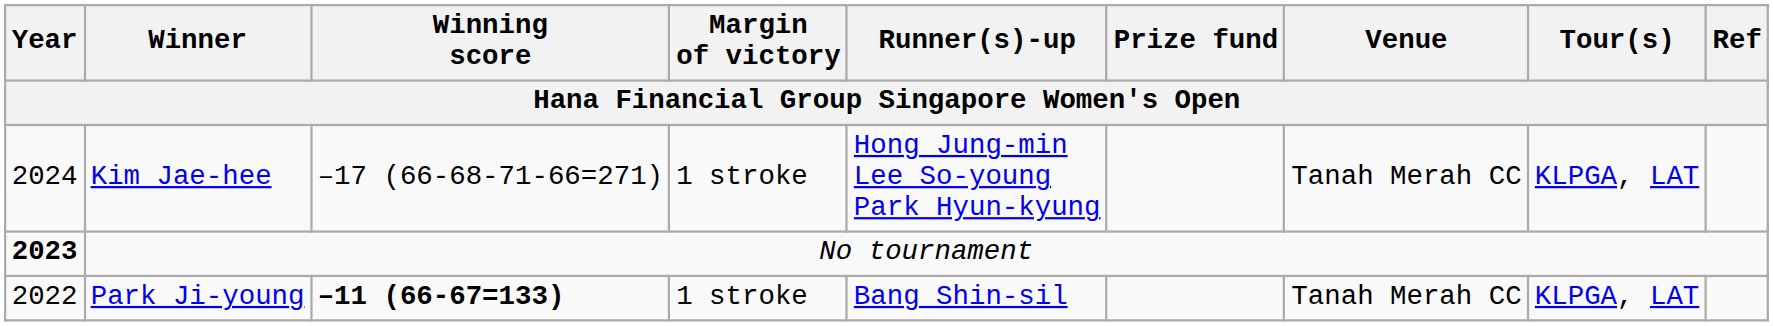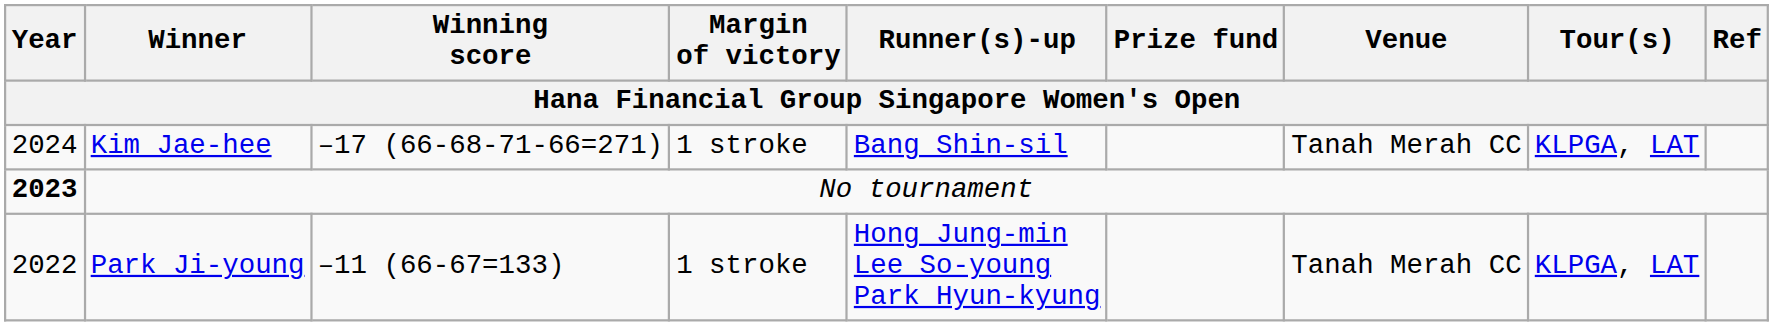(977, 178) Hong Jung-min Lee So-young Park Hyun-kyung -> (961, 147) Bang Shin-sil
(441, 298) bold -> (441, 267) normal
(961, 298) Bang Shin-sil -> (977, 267) Hong Jung-min Lee So-young Park Hyun-kyung
